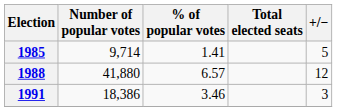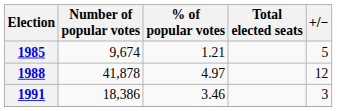(125, 52) 9,714 -> (125, 52) 9,674
(213, 52) 1.41 -> (213, 52) 1.21
(121, 73) 41,880 -> (121, 73) 41,878
(213, 73) 6.57 -> (213, 73) 4.97
